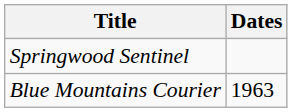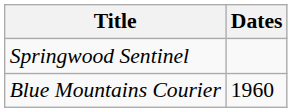(252, 90) 1963 -> (252, 90) 1960
